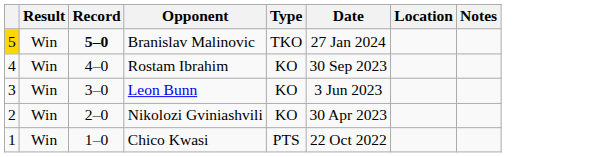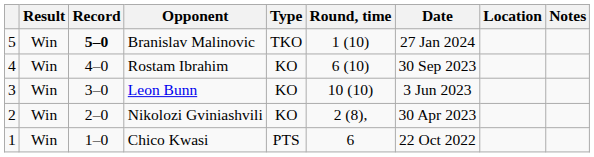+ column: (350, 16)
(12, 41) gold background -> (12, 41) no background
